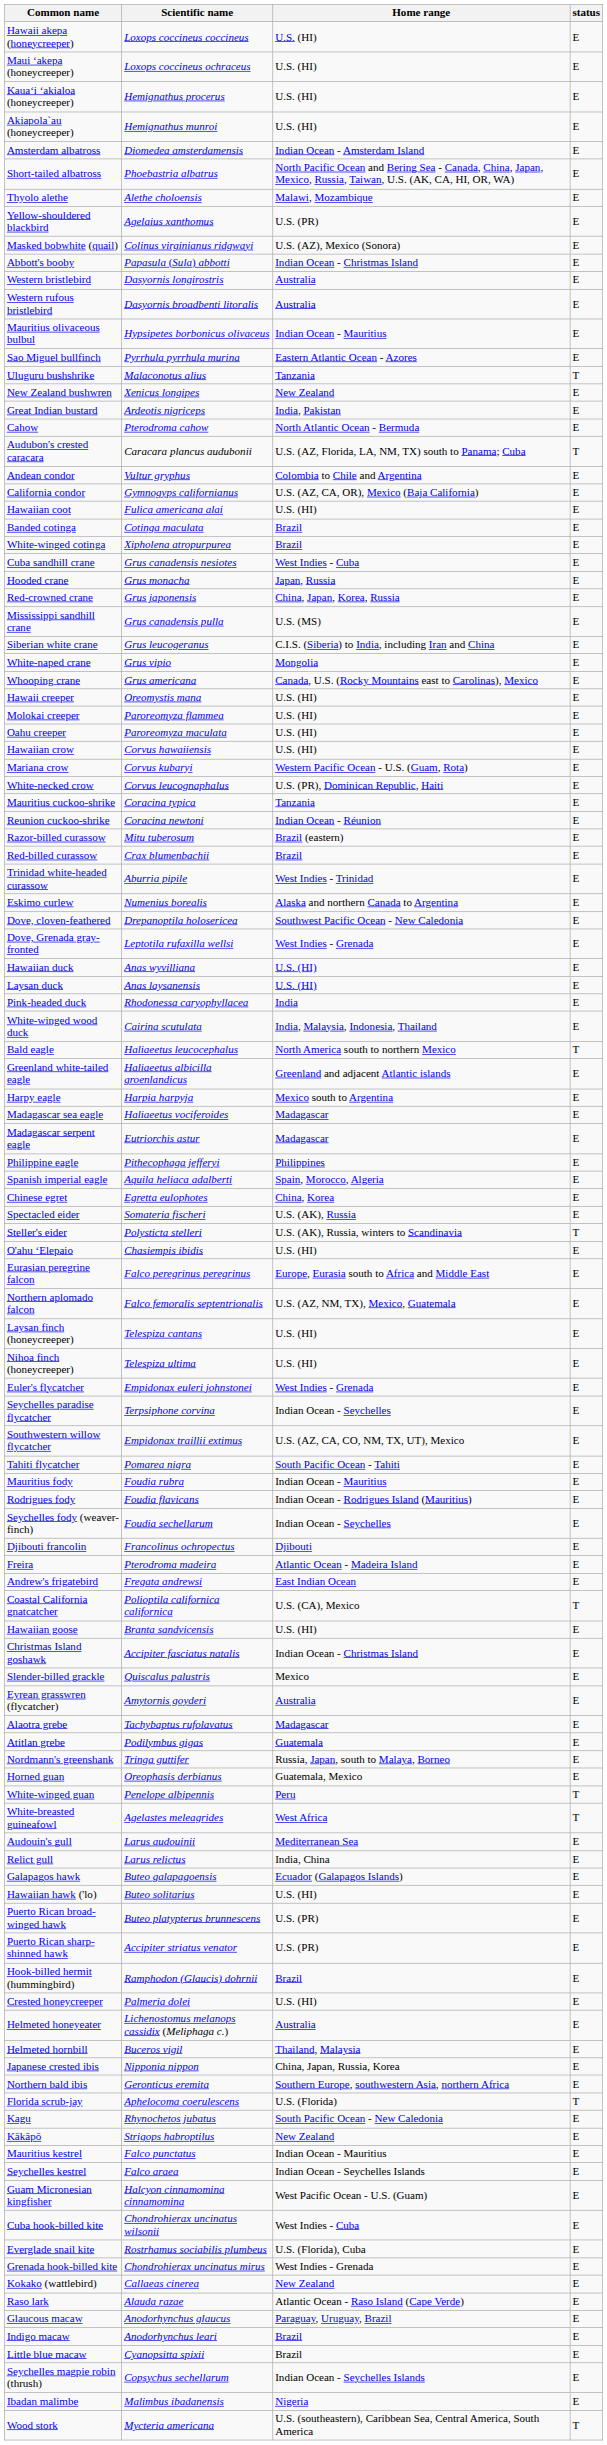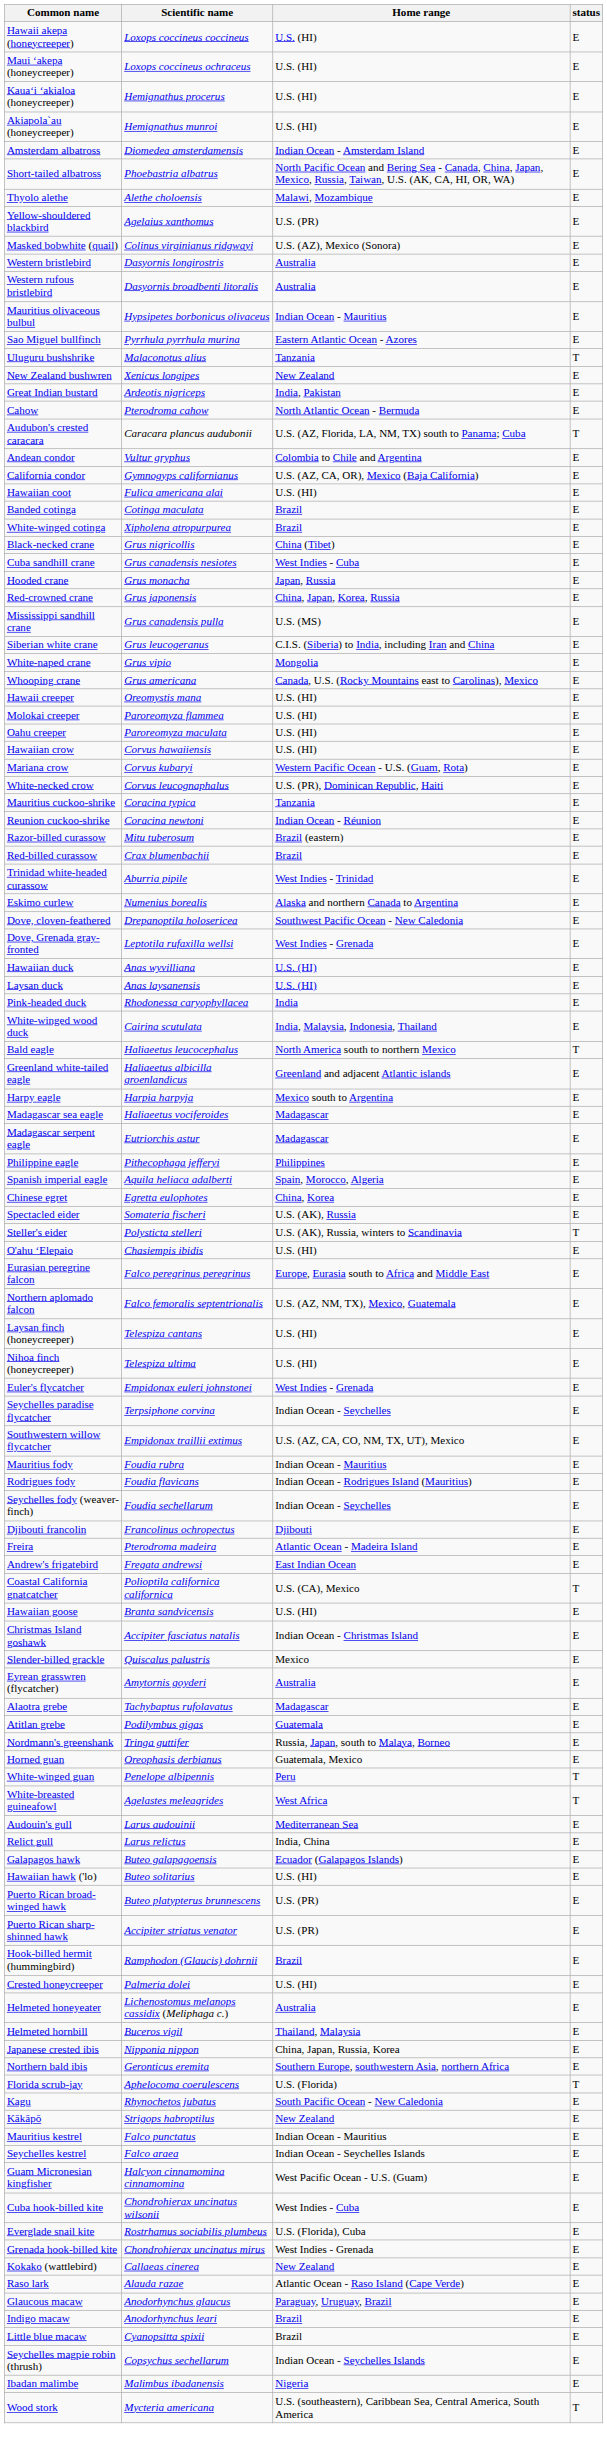- row: (41, 262)
+ row: (51, 545)
- row: (43, 1464)
